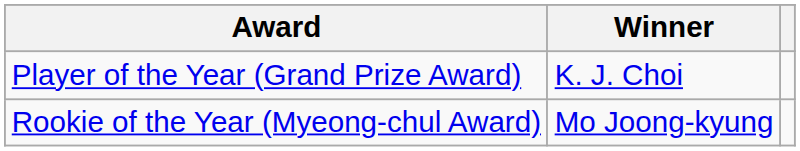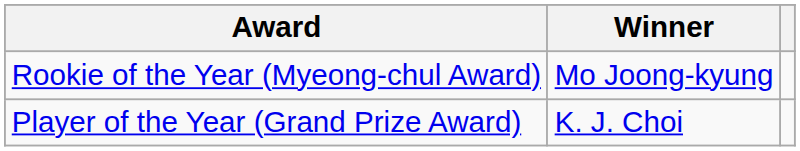rows swapped: (266, 74) <-> (276, 121)
